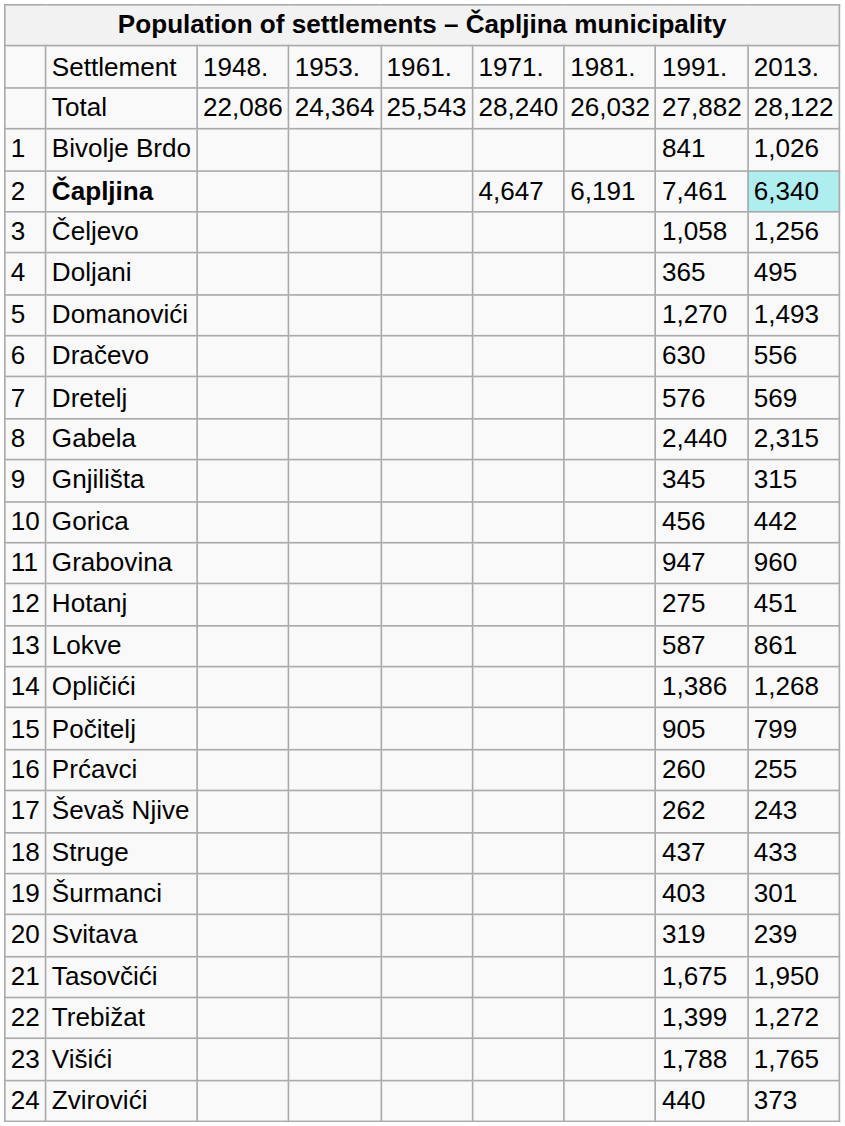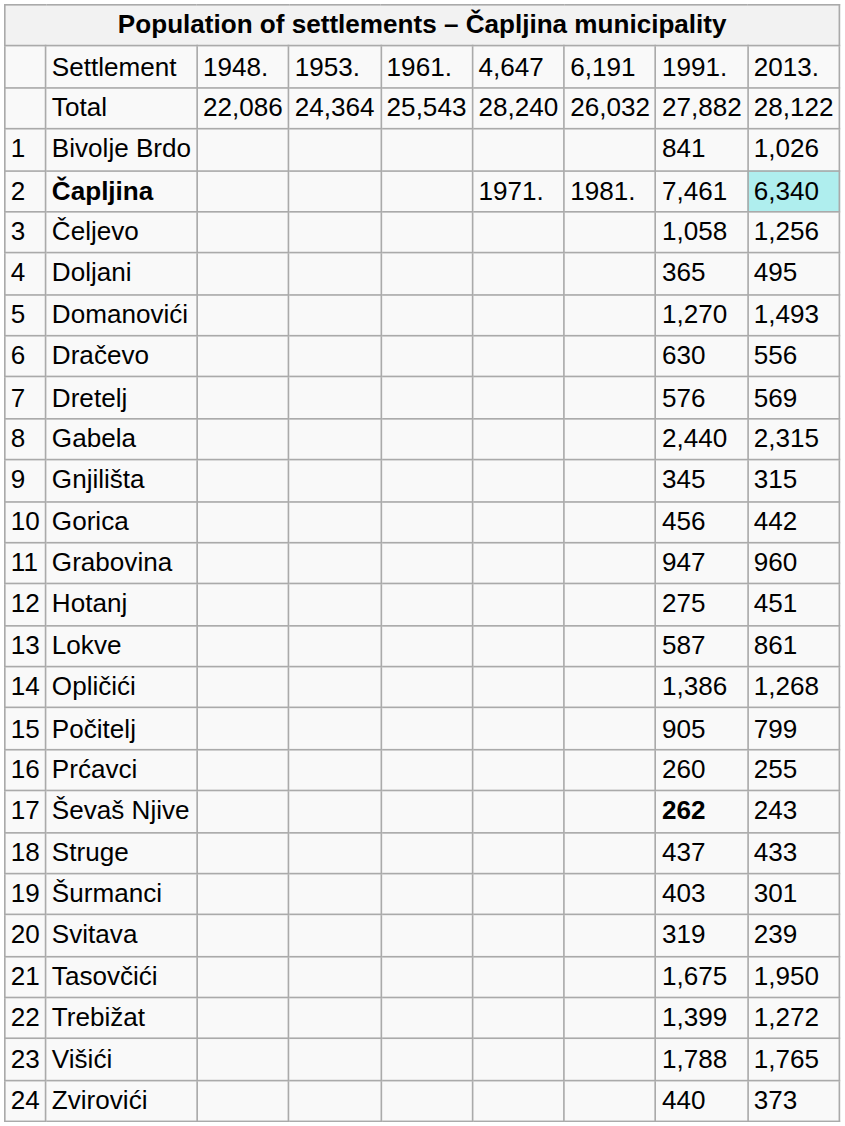(511, 66) 1971. -> (511, 66) 4,647
(603, 66) 1981. -> (603, 66) 6,191
(511, 190) 4,647 -> (511, 190) 1971.
(603, 190) 6,191 -> (603, 190) 1981.
(684, 811) normal -> (684, 811) bold
